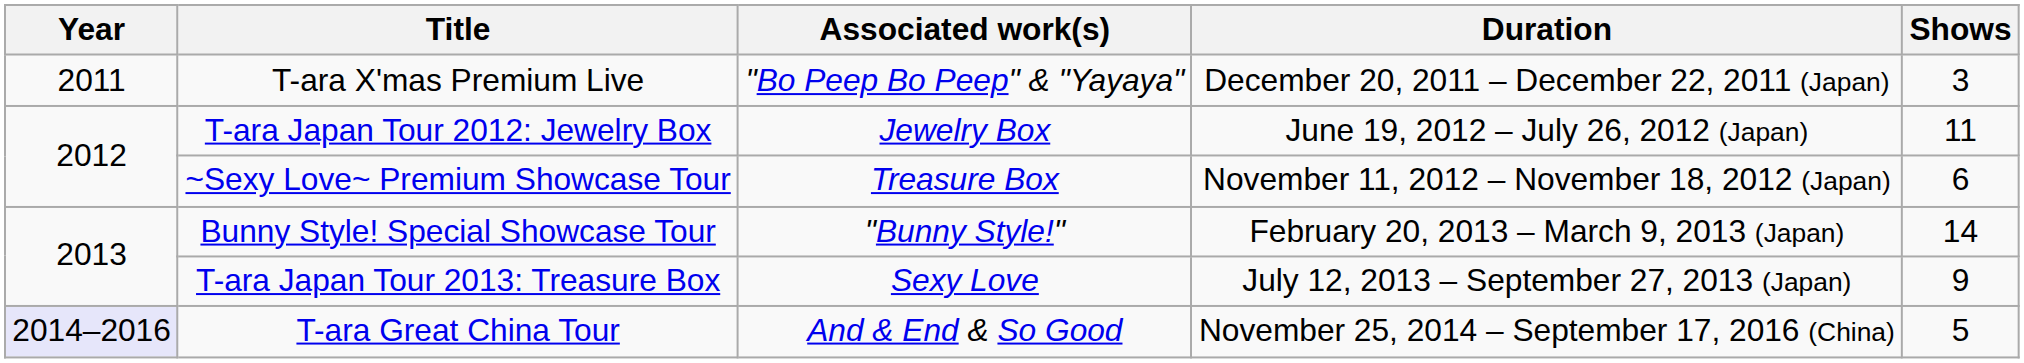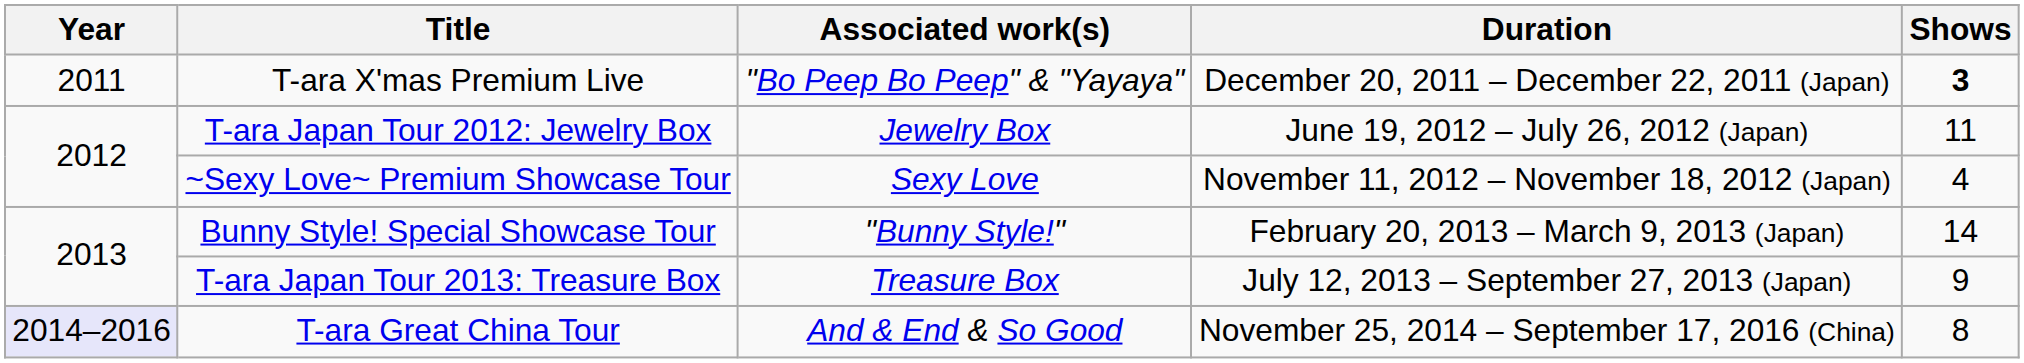(1960, 79) normal -> (1960, 79) bold
(965, 180) Treasure Box -> (965, 180) Sexy Love
(1960, 180) 6 -> (1960, 180) 4
(965, 280) Sexy Love -> (965, 280) Treasure Box
(1960, 331) 5 -> (1960, 331) 8
